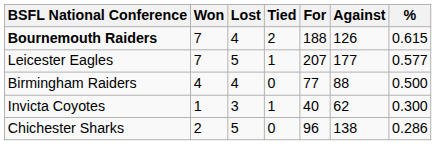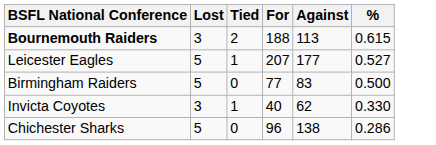- column: (209, 15)
(235, 38) 4 -> (198, 38) 3
(345, 38) 126 -> (308, 38) 113
(410, 60) 0.577 -> (373, 60) 0.527
(235, 83) 4 -> (198, 83) 5
(341, 83) 88 -> (304, 83) 83
(410, 106) 0.300 -> (373, 106) 0.330
